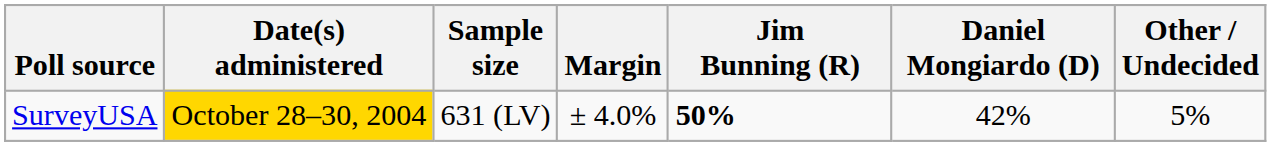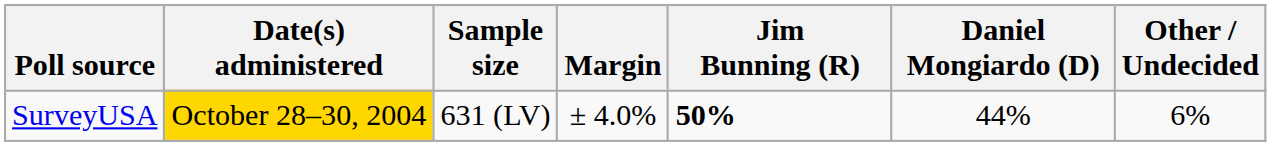(1003, 114) 42% -> (1003, 114) 44%
(1190, 114) 5% -> (1190, 114) 6%
